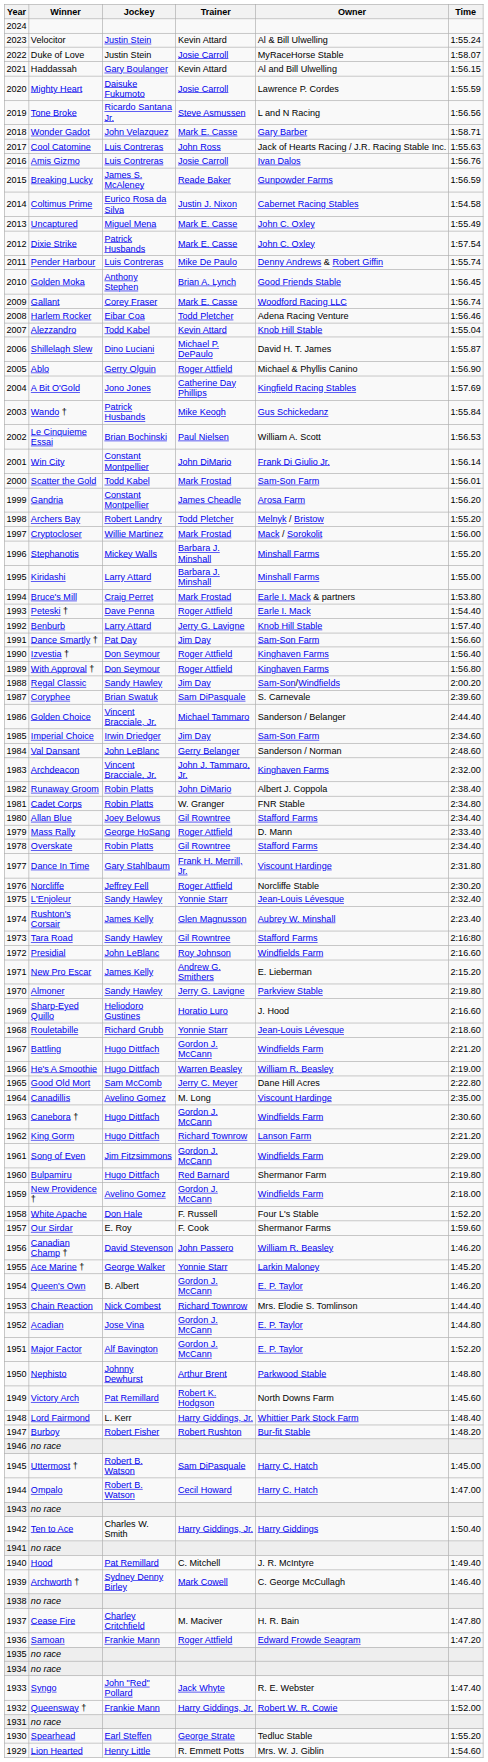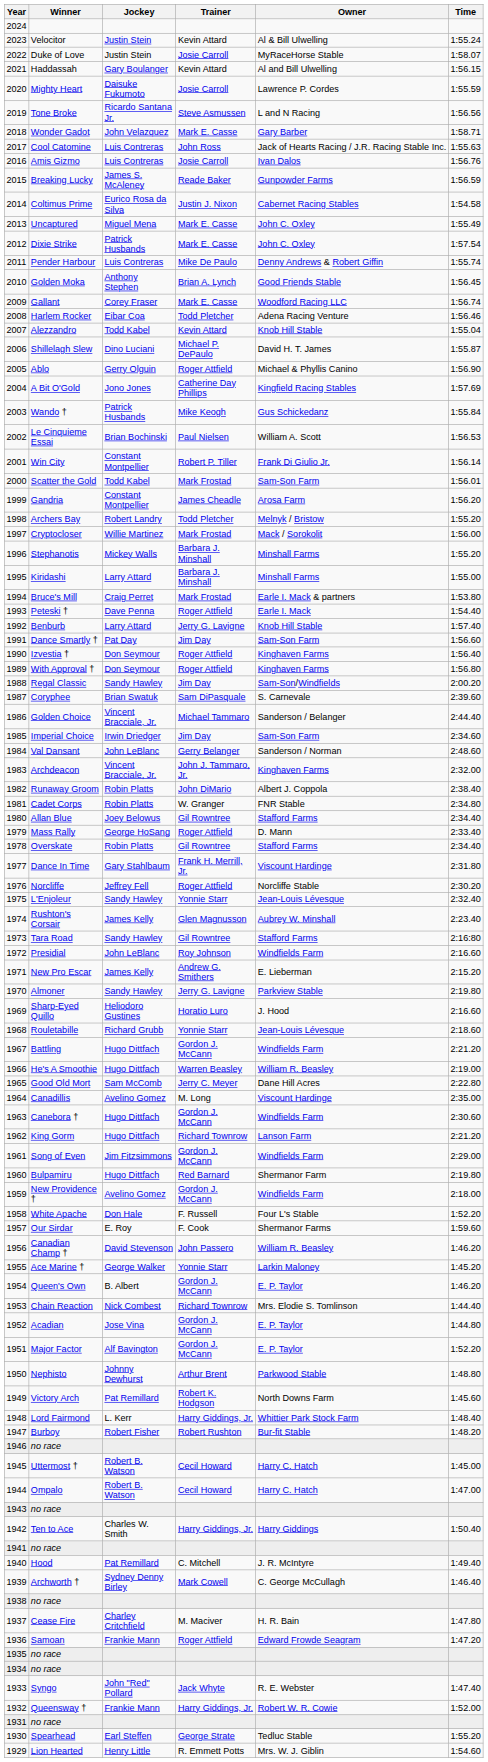(205, 462) John DiMario -> (207, 462) Robert P. Tiller
(212, 1466) Sam DiPasquale -> (205, 1466) Cecil Howard
